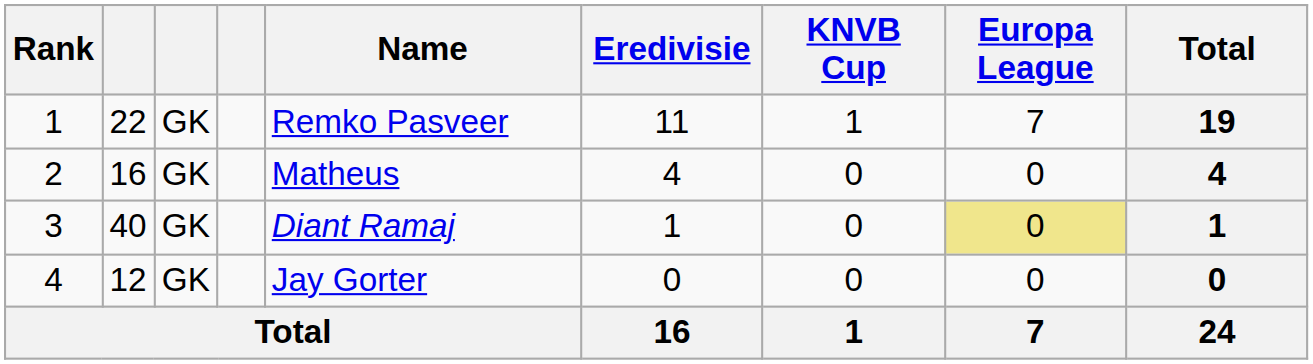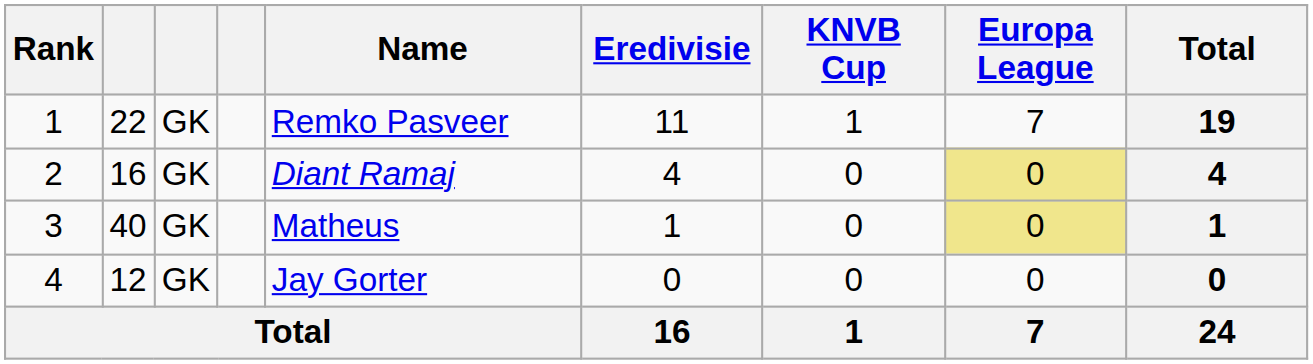(336, 173) Matheus -> (363, 173) Diant Ramaj
(1035, 173) no background -> (1035, 173) khaki background
(363, 226) Diant Ramaj -> (336, 226) Matheus
